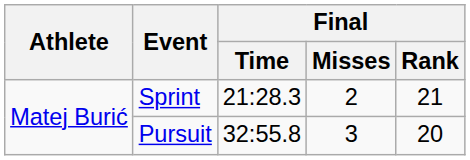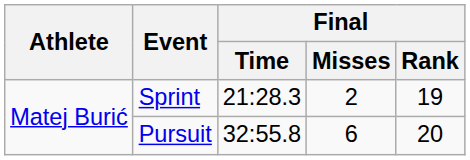(430, 97) 21 -> (430, 97) 19
(351, 135) 3 -> (351, 135) 6
